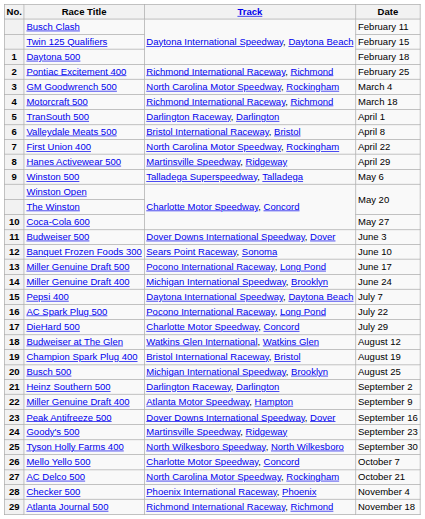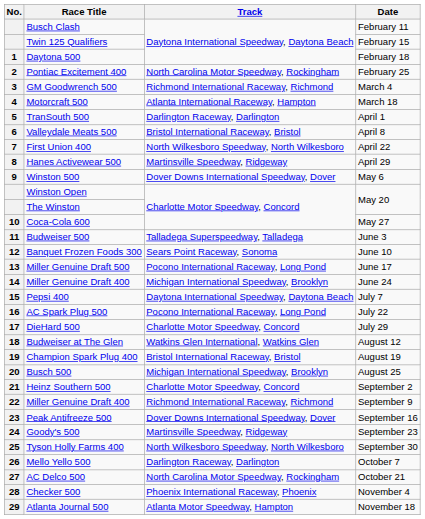(240, 71) Richmond International Raceway, Richmond -> (243, 71) North Carolina Motor Speedway, Rockingham
(243, 86) North Carolina Motor Speedway, Rockingham -> (240, 86) Richmond International Raceway, Richmond
(240, 101) Richmond International Raceway, Richmond -> (231, 101) Atlanta International Raceway, Hampton
(243, 147) North Carolina Motor Speedway, Rockingham -> (245, 147) North Wilkesboro Speedway, North Wilkesboro
(225, 177) Talladega Superspeedway, Talladega -> (241, 177) Dover Downs International Speedway, Dover
(241, 237) Dover Downs International Speedway, Dover -> (225, 237) Talladega Superspeedway, Talladega
(213, 387) Darlington Raceway, Darlington -> (223, 387) Charlotte Motor Speedway, Concord
(220, 402) Atlanta Motor Speedway, Hampton -> (240, 402) Richmond International Raceway, Richmond
(223, 462) Charlotte Motor Speedway, Concord -> (213, 462) Darlington Raceway, Darlington
(240, 507) Richmond International Raceway, Richmond -> (220, 507) Atlanta Motor Speedway, Hampton
